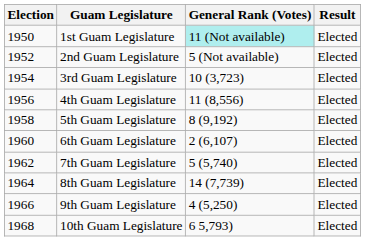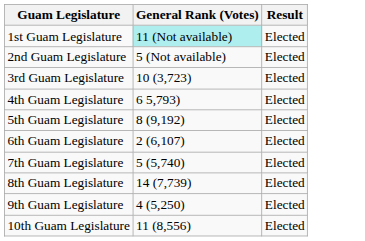- column: (31, 15)
(216, 99) 11 (8,556) -> (158, 99) 6 5,793)
(211, 225) 6 5,793) -> (163, 225) 11 (8,556)
